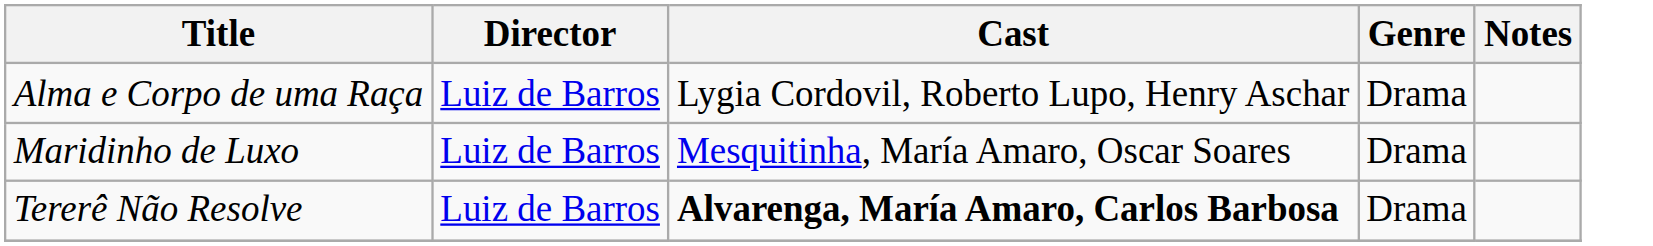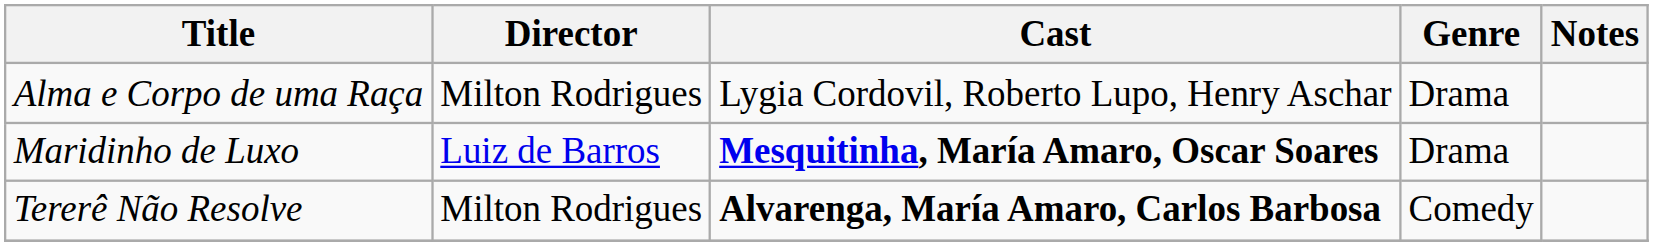(550, 92) Luiz de Barros -> (571, 92) Milton Rodrigues
(984, 151) normal -> (1049, 151) bold
(550, 209) Luiz de Barros -> (571, 209) Milton Rodrigues
(1417, 209) Drama -> (1471, 209) Comedy
